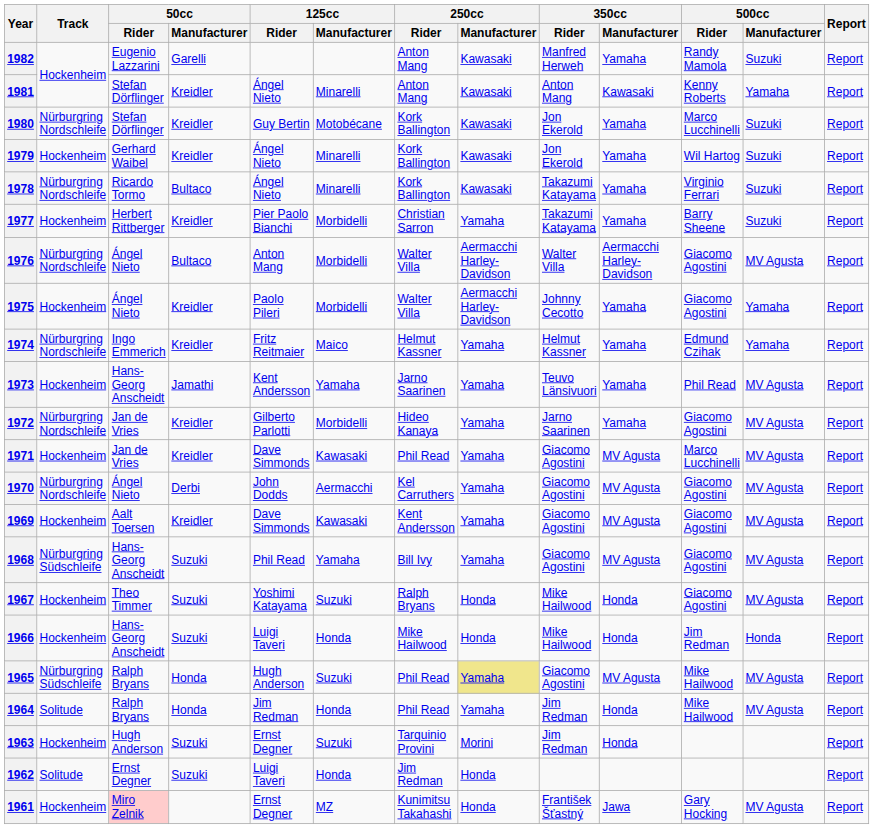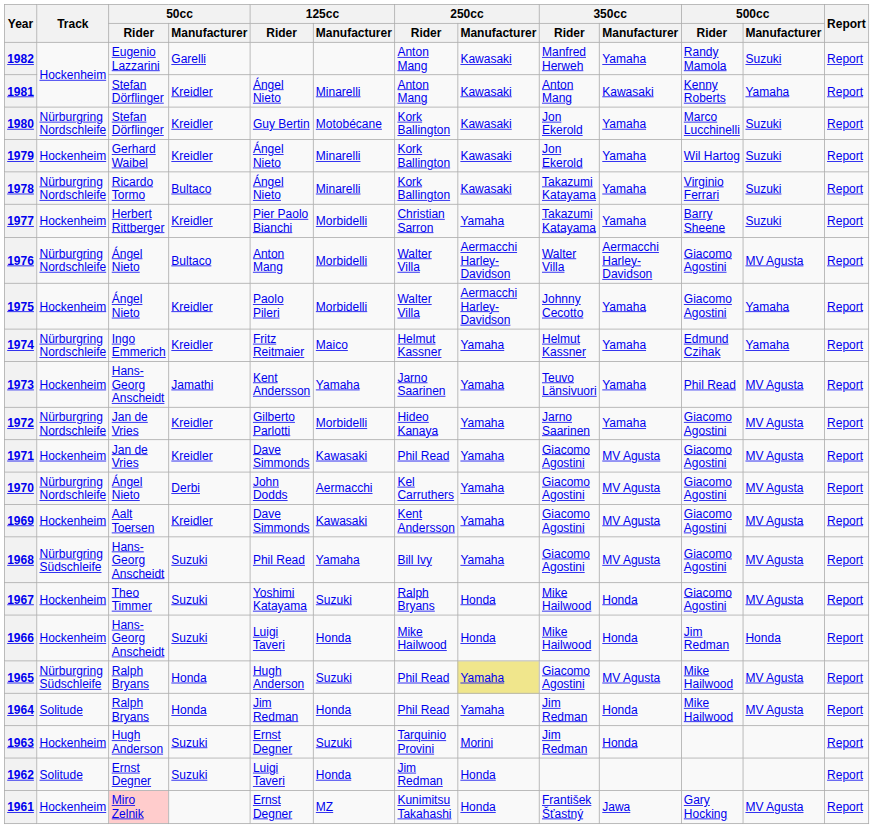(712, 456) Marco Lucchinelli -> (708, 456) Giacomo Agostini
